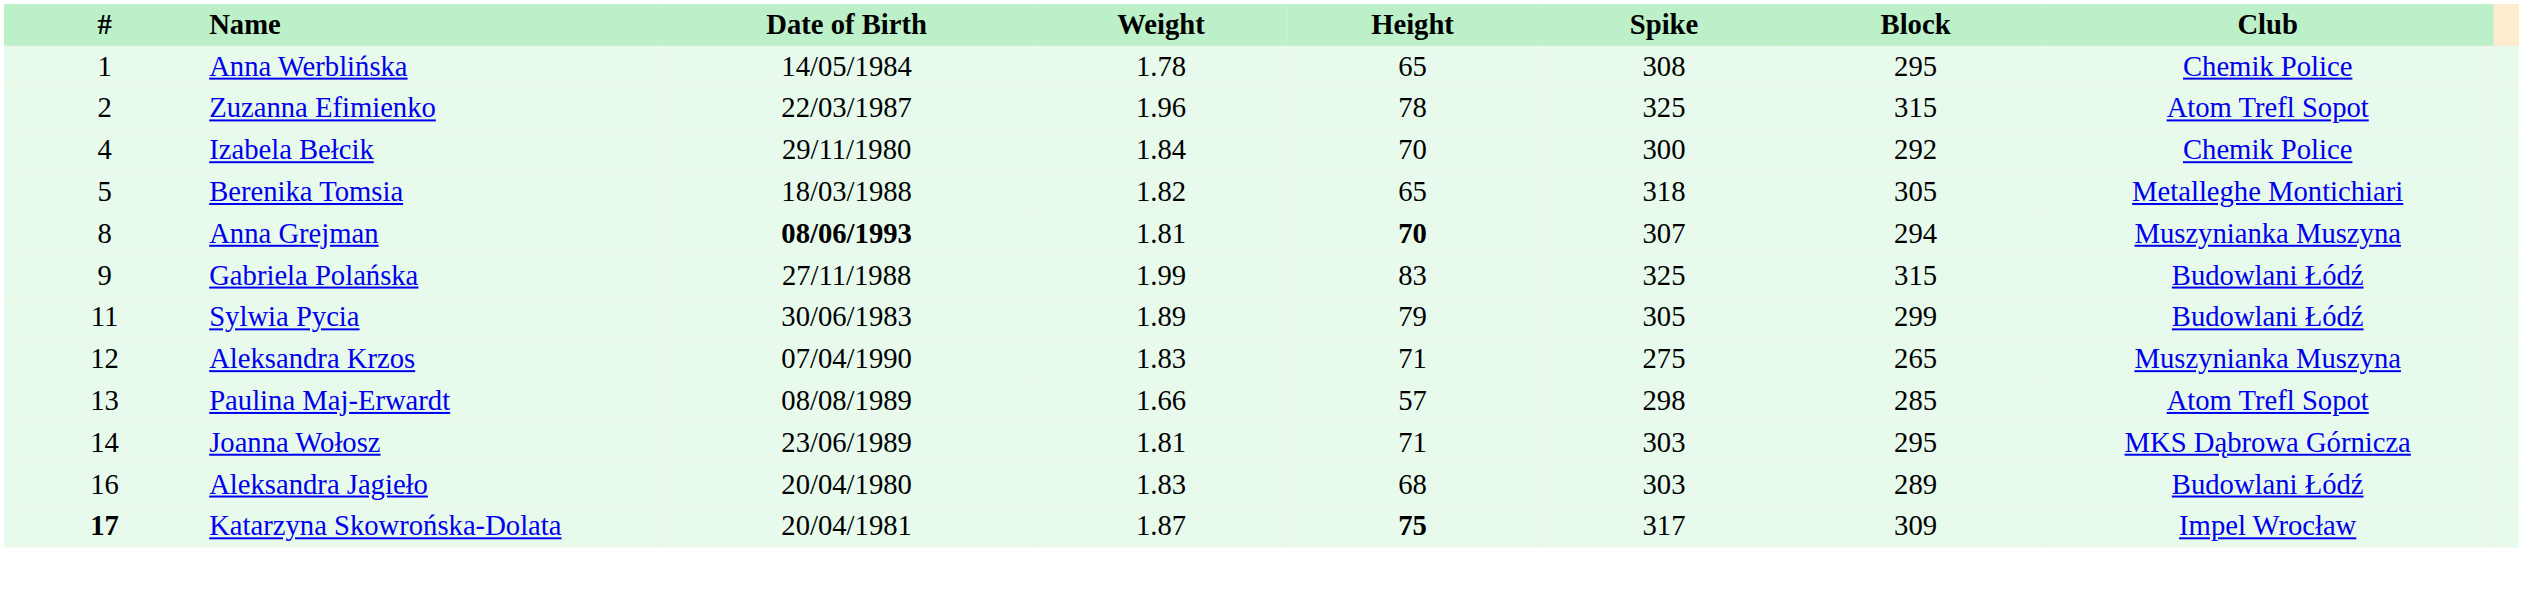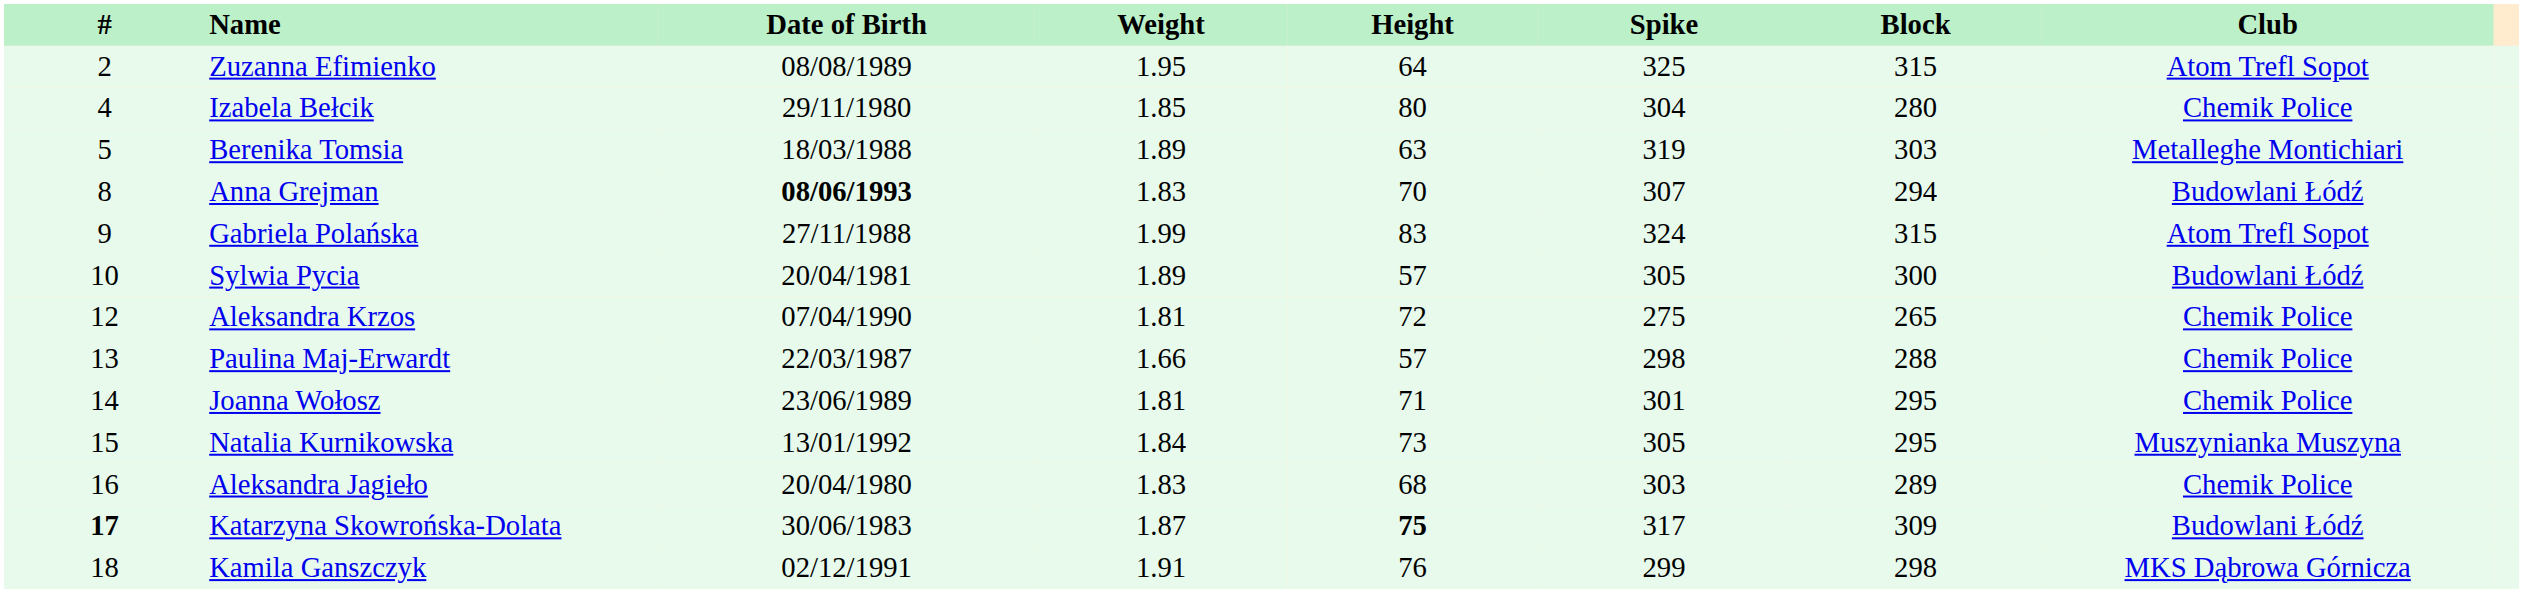- row: (308, 66)
(847, 107) 22/03/1987 -> (847, 66) 08/08/1989
(1161, 107) 1.96 -> (1161, 66) 1.95
(1413, 107) 78 -> (1413, 66) 64
(1161, 149) 1.84 -> (1161, 107) 1.85
(1413, 149) 70 -> (1413, 107) 80
(1664, 149) 300 -> (1664, 107) 304
(1916, 149) 292 -> (1916, 107) 280
(1161, 191) 1.82 -> (1161, 149) 1.89
(1413, 191) 65 -> (1413, 149) 63
(1664, 191) 318 -> (1664, 149) 319
(1916, 191) 305 -> (1916, 149) 303
(1161, 233) 1.81 -> (1161, 191) 1.83
(1413, 233) bold -> (1413, 191) normal
(2268, 233) Muszynianka Muszyna -> (2268, 191) Budowlani Łódź
(1664, 275) 325 -> (1664, 233) 324
(2268, 275) Budowlani Łódź -> (2268, 233) Atom Trefl Sopot
(105, 316) 11 -> (105, 275) 10
(847, 316) 30/06/1983 -> (847, 275) 20/04/1981
(1413, 316) 79 -> (1413, 275) 57
(1916, 316) 299 -> (1916, 275) 300
(1161, 358) 1.83 -> (1161, 316) 1.81
(1413, 358) 71 -> (1413, 316) 72
(2268, 358) Muszynianka Muszyna -> (2268, 316) Chemik Police
(847, 400) 08/08/1989 -> (847, 358) 22/03/1987
(1916, 400) 285 -> (1916, 358) 288
(2268, 400) Atom Trefl Sopot -> (2268, 358) Chemik Police
(1664, 442) 303 -> (1664, 400) 301
(2268, 442) MKS Dąbrowa Górnicza -> (2268, 400) Chemik Police
+ row: (331, 442)
(2268, 484) Budowlani Łódź -> (2268, 484) Chemik Police
(847, 525) 20/04/1981 -> (847, 525) 30/06/1983
(2268, 525) Impel Wrocław -> (2268, 525) Budowlani Łódź
+ row: (318, 567)
